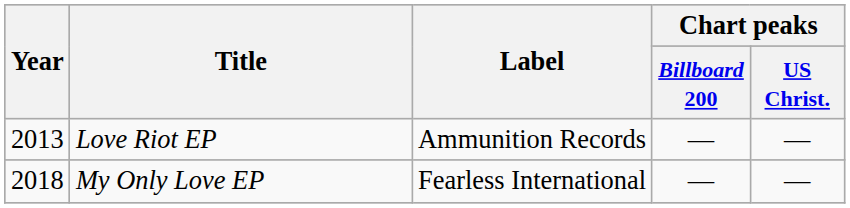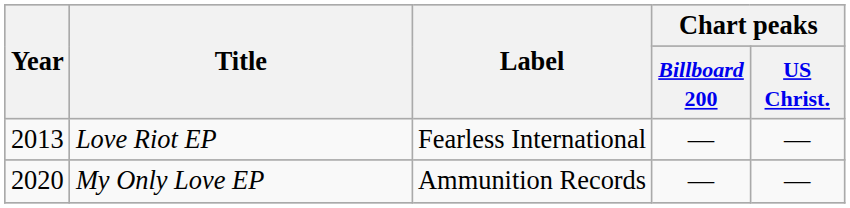(532, 138) Ammunition Records -> (532, 138) Fearless International
(37, 180) 2018 -> (37, 180) 2020
(532, 180) Fearless International -> (532, 180) Ammunition Records
